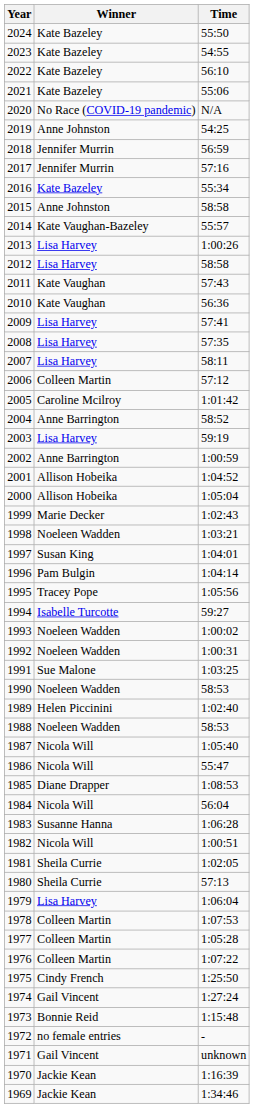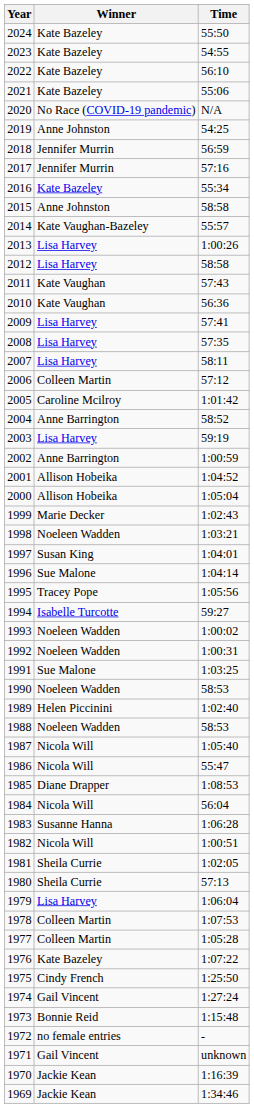(66, 573) Pam Bulgin -> (66, 573) Sue Malone
(74, 959) Colleen Martin -> (70, 959) Kate Bazeley
